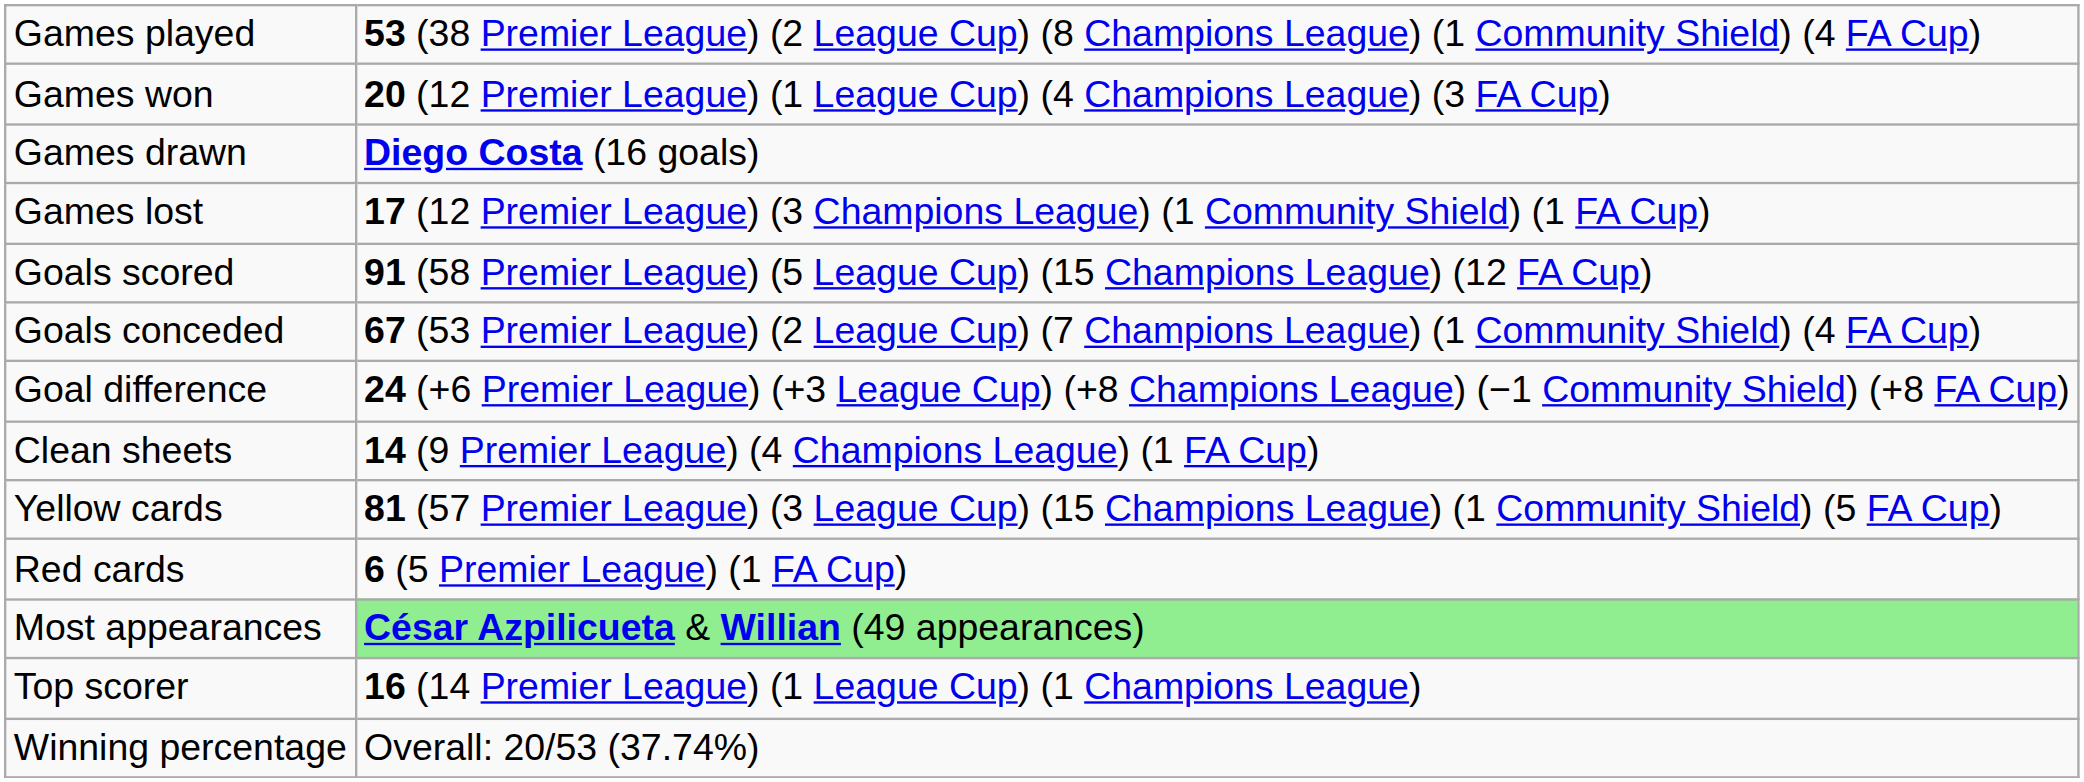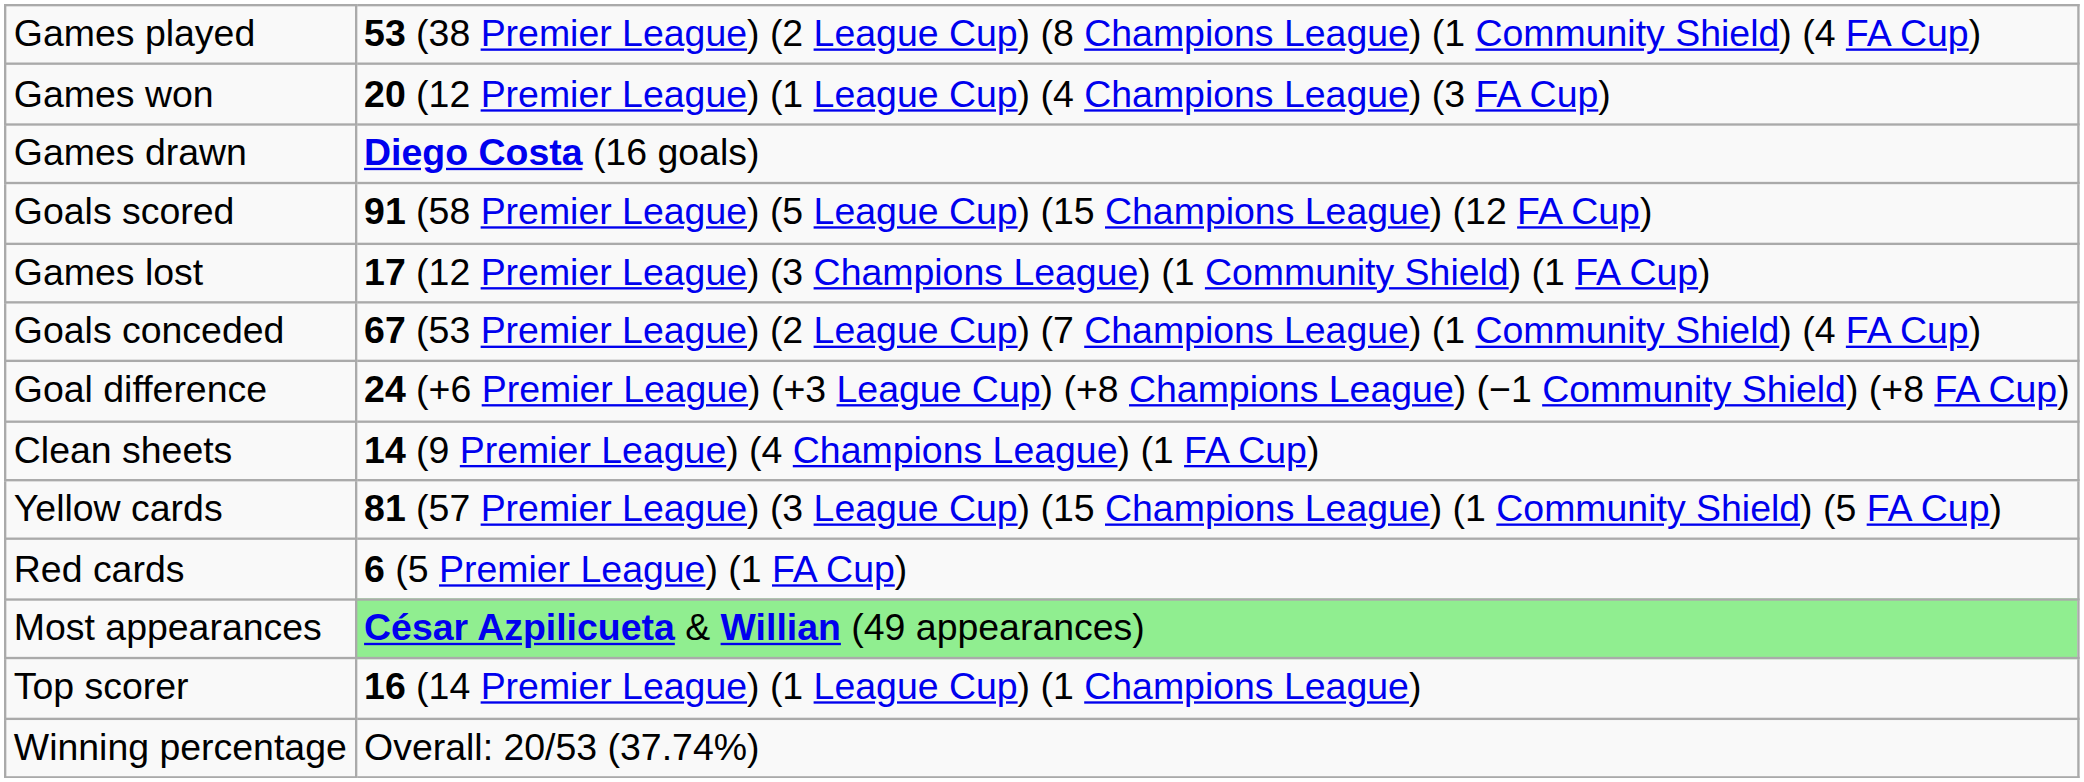rows swapped: (108, 212) <-> (124, 271)
